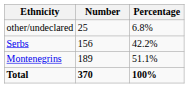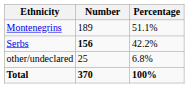rows swapped: (34, 59) <-> (40, 28)
(85, 43) normal -> (85, 43) bold
